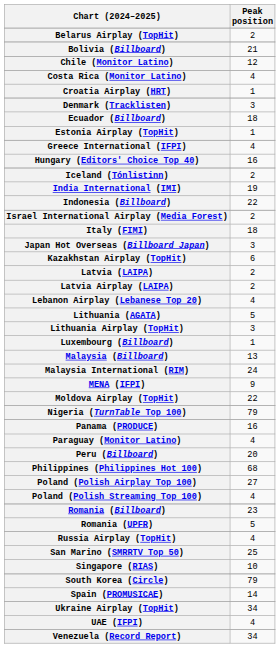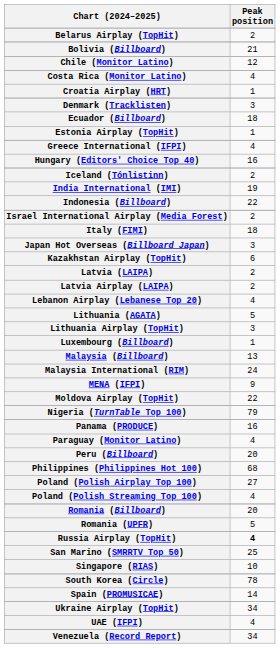(252, 511) 23 -> (252, 511) 20
(252, 539) normal -> (252, 539) bold
(252, 581) 79 -> (252, 581) 78
